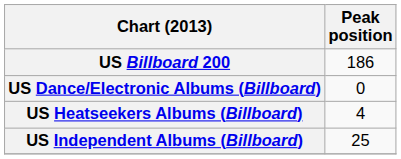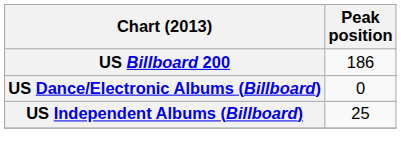- row: (165, 114)
